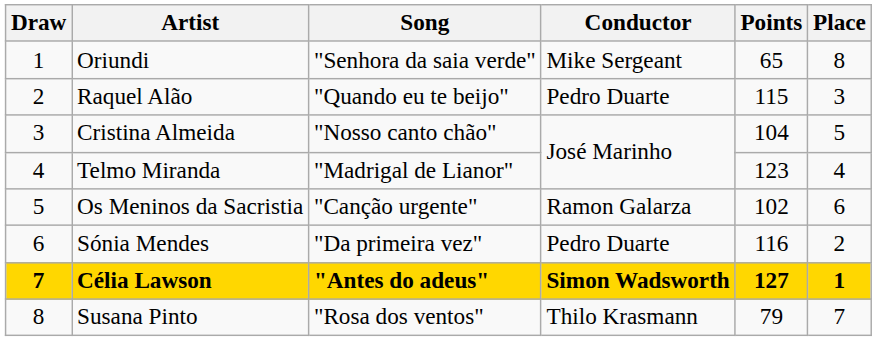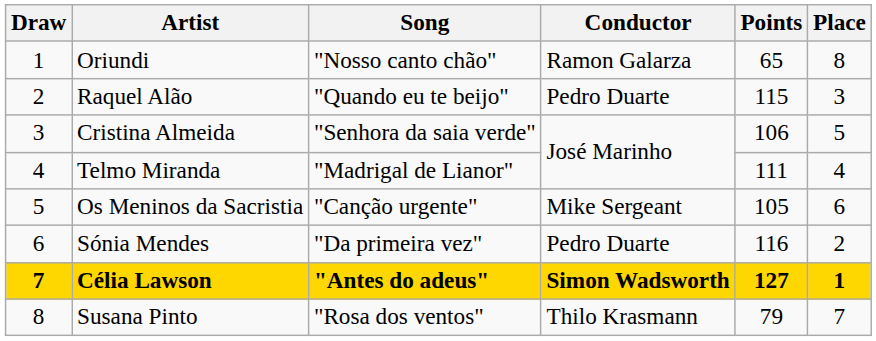(425, 59) "Senhora da saia verde" -> (405, 59) "Nosso canto chão"
(614, 59) Mike Sergeant -> (619, 59) Ramon Galarza
(405, 133) "Nosso canto chão" -> (425, 133) "Senhora da saia verde"
(771, 133) 104 -> (771, 133) 106
(771, 170) 123 -> (771, 170) 111
(619, 206) Ramon Galarza -> (614, 206) Mike Sergeant
(771, 206) 102 -> (771, 206) 105
